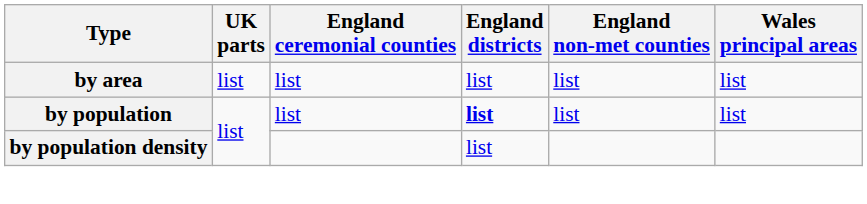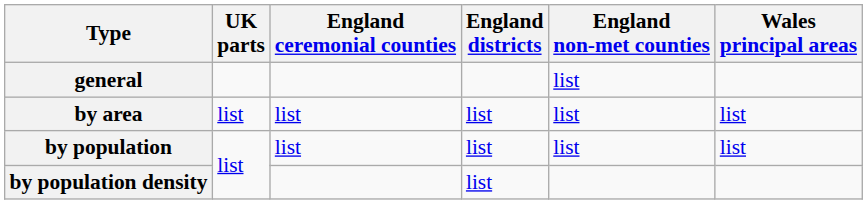+ row: (108, 79)
(480, 113) bold -> (479, 147) normal
